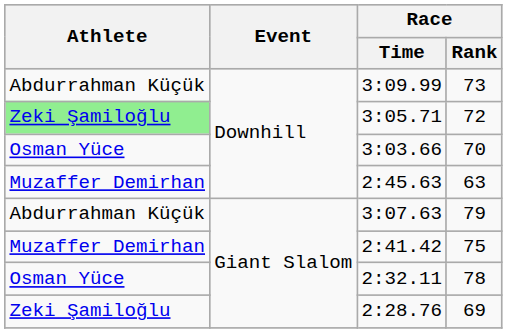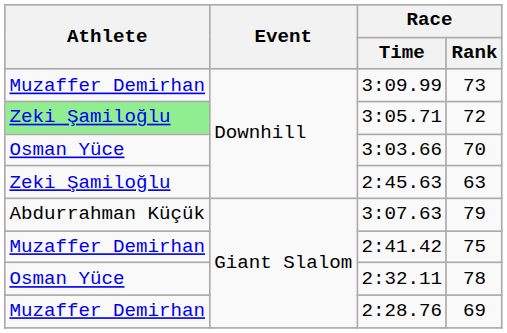(107, 85) Abdurrahman Küçük -> (107, 85) Muzaffer Demirhan
(107, 182) Muzaffer Demirhan -> (90, 182) Zeki Şamiloğlu
(90, 311) Zeki Şamiloğlu -> (107, 311) Muzaffer Demirhan
